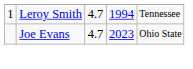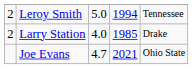(10, 14) 1 -> (10, 14) 2
(96, 14) 4.7 -> (99, 14) 5.0
+ row: (52, 34)
(122, 34) 2023 -> (125, 53) 2021
